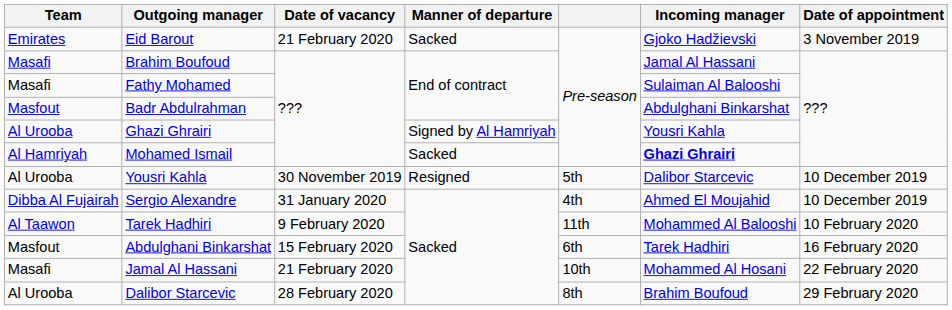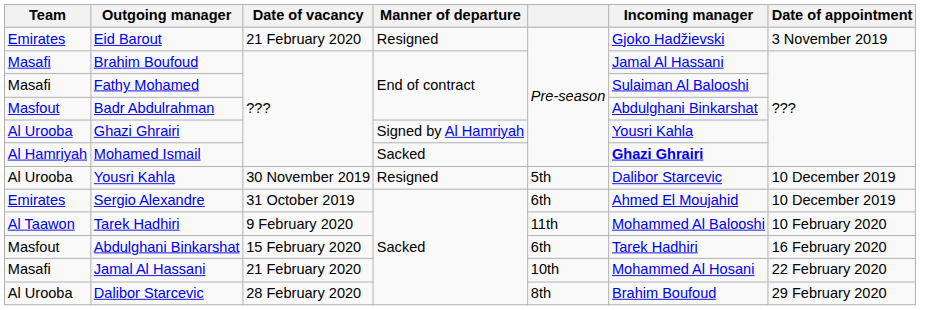(433, 39) Sacked -> (408, 39) Resigned
(63, 200) Dibba Al Fujairah -> (37, 200) Emirates
(332, 200) 31 January 2020 -> (300, 200) 31 October 2019
(573, 200) 4th -> (541, 200) 6th
